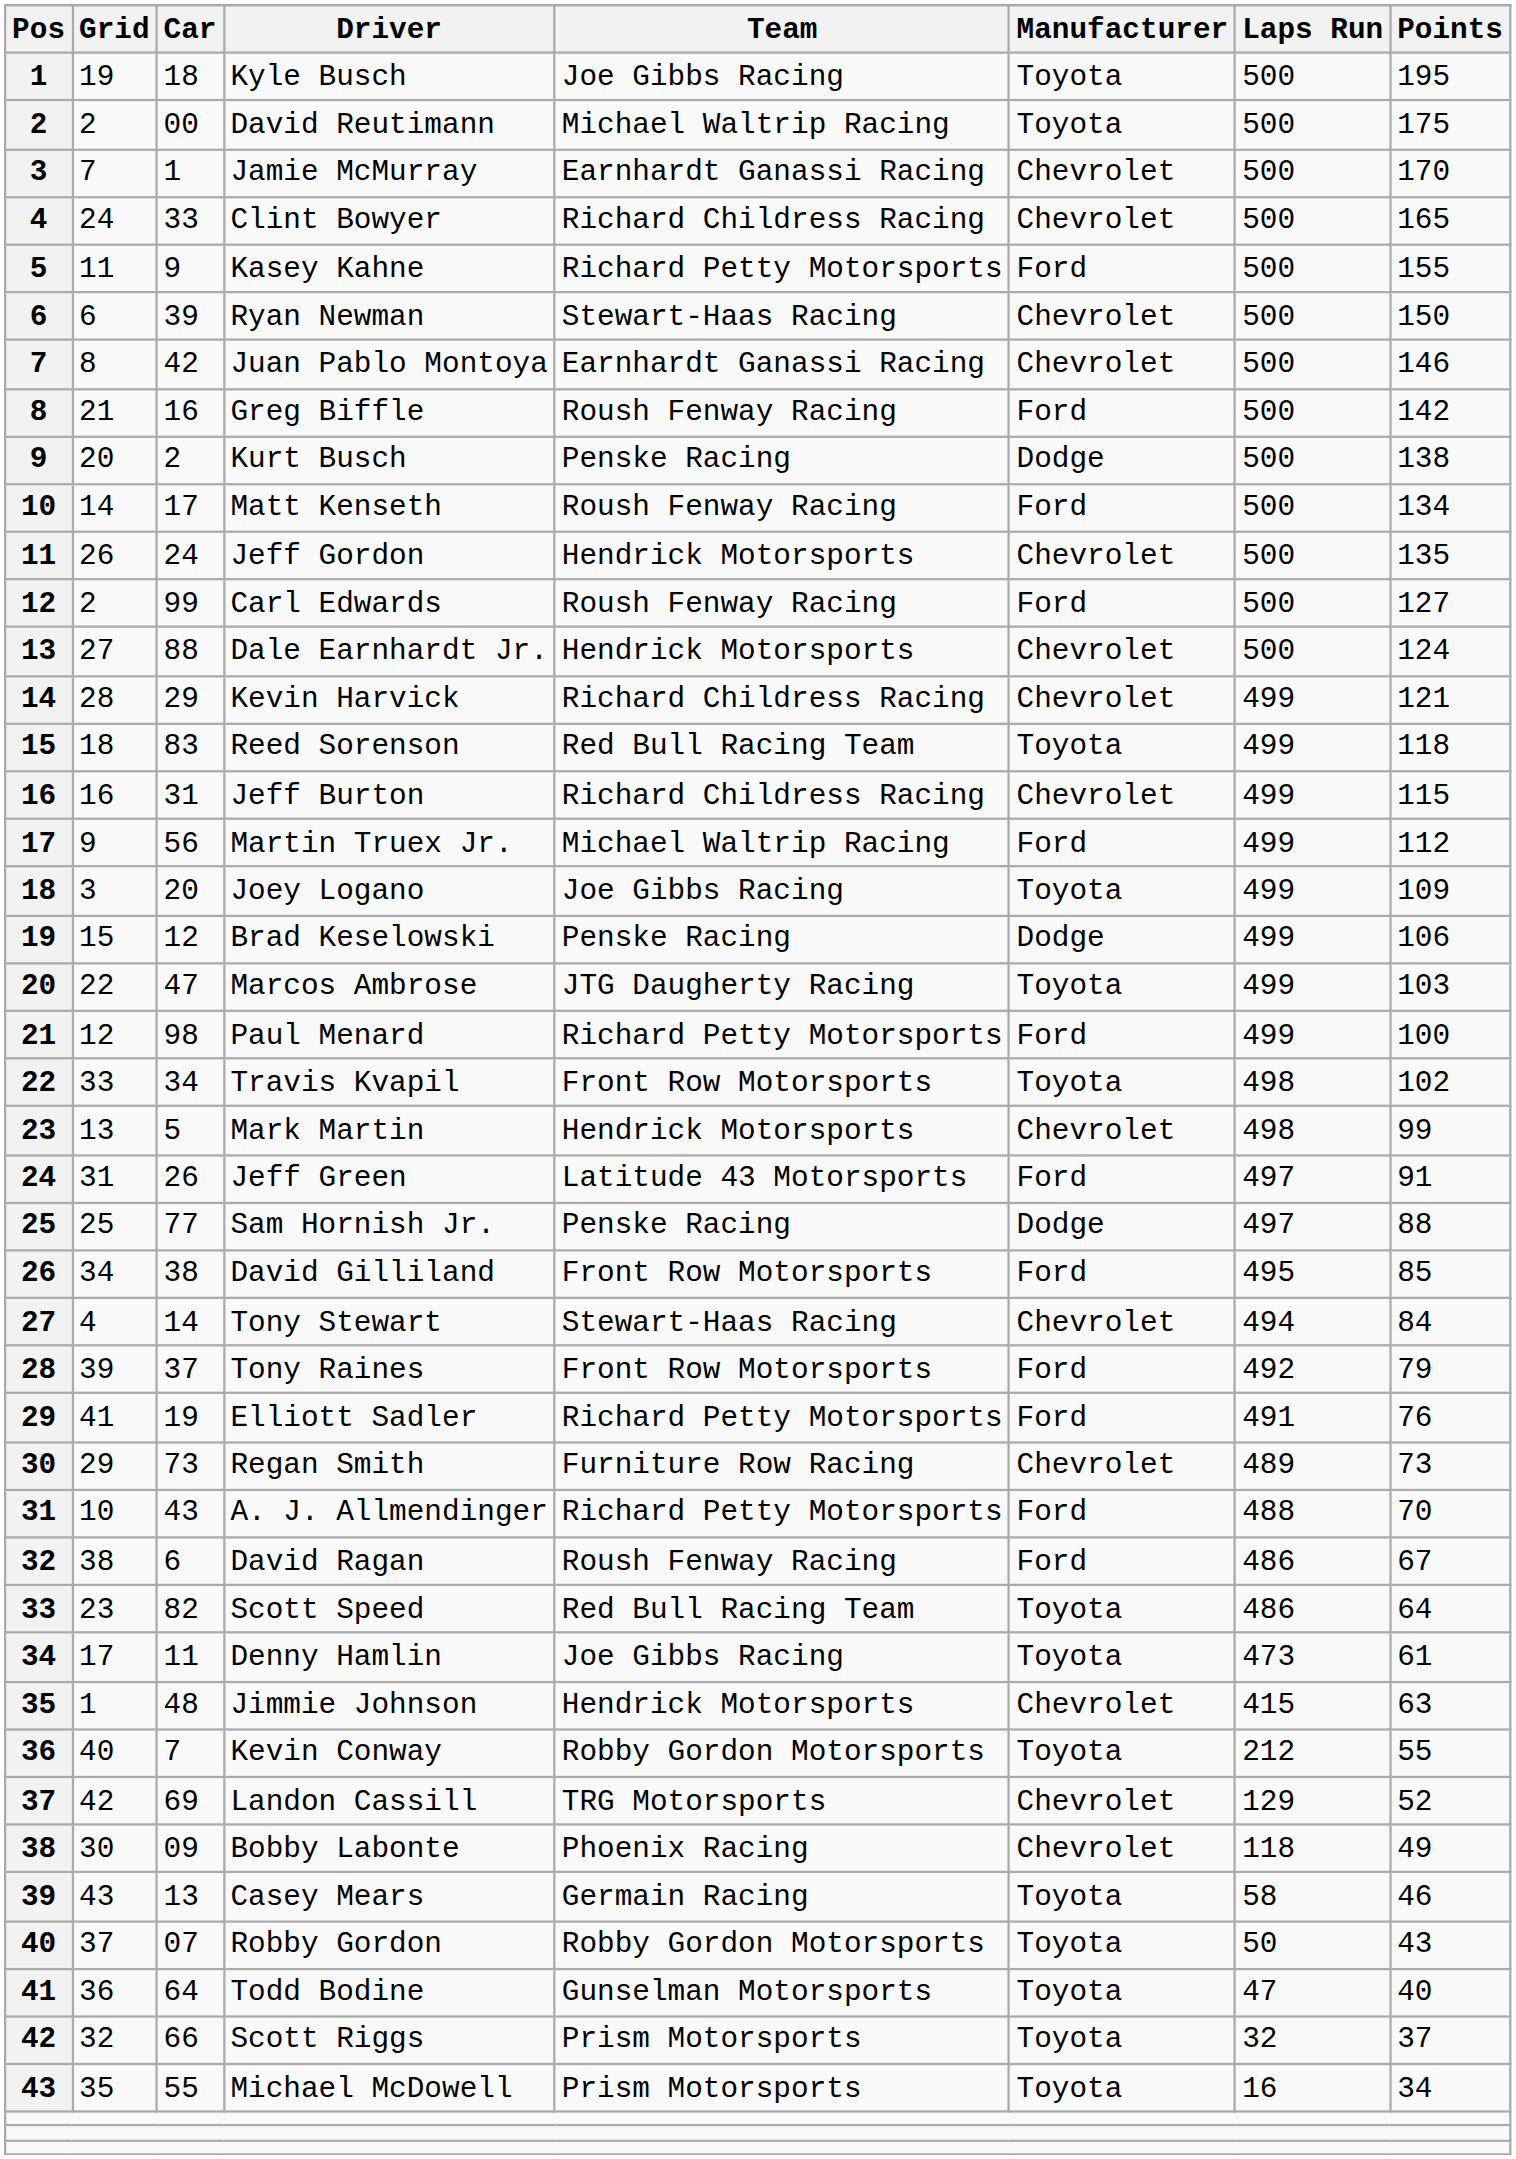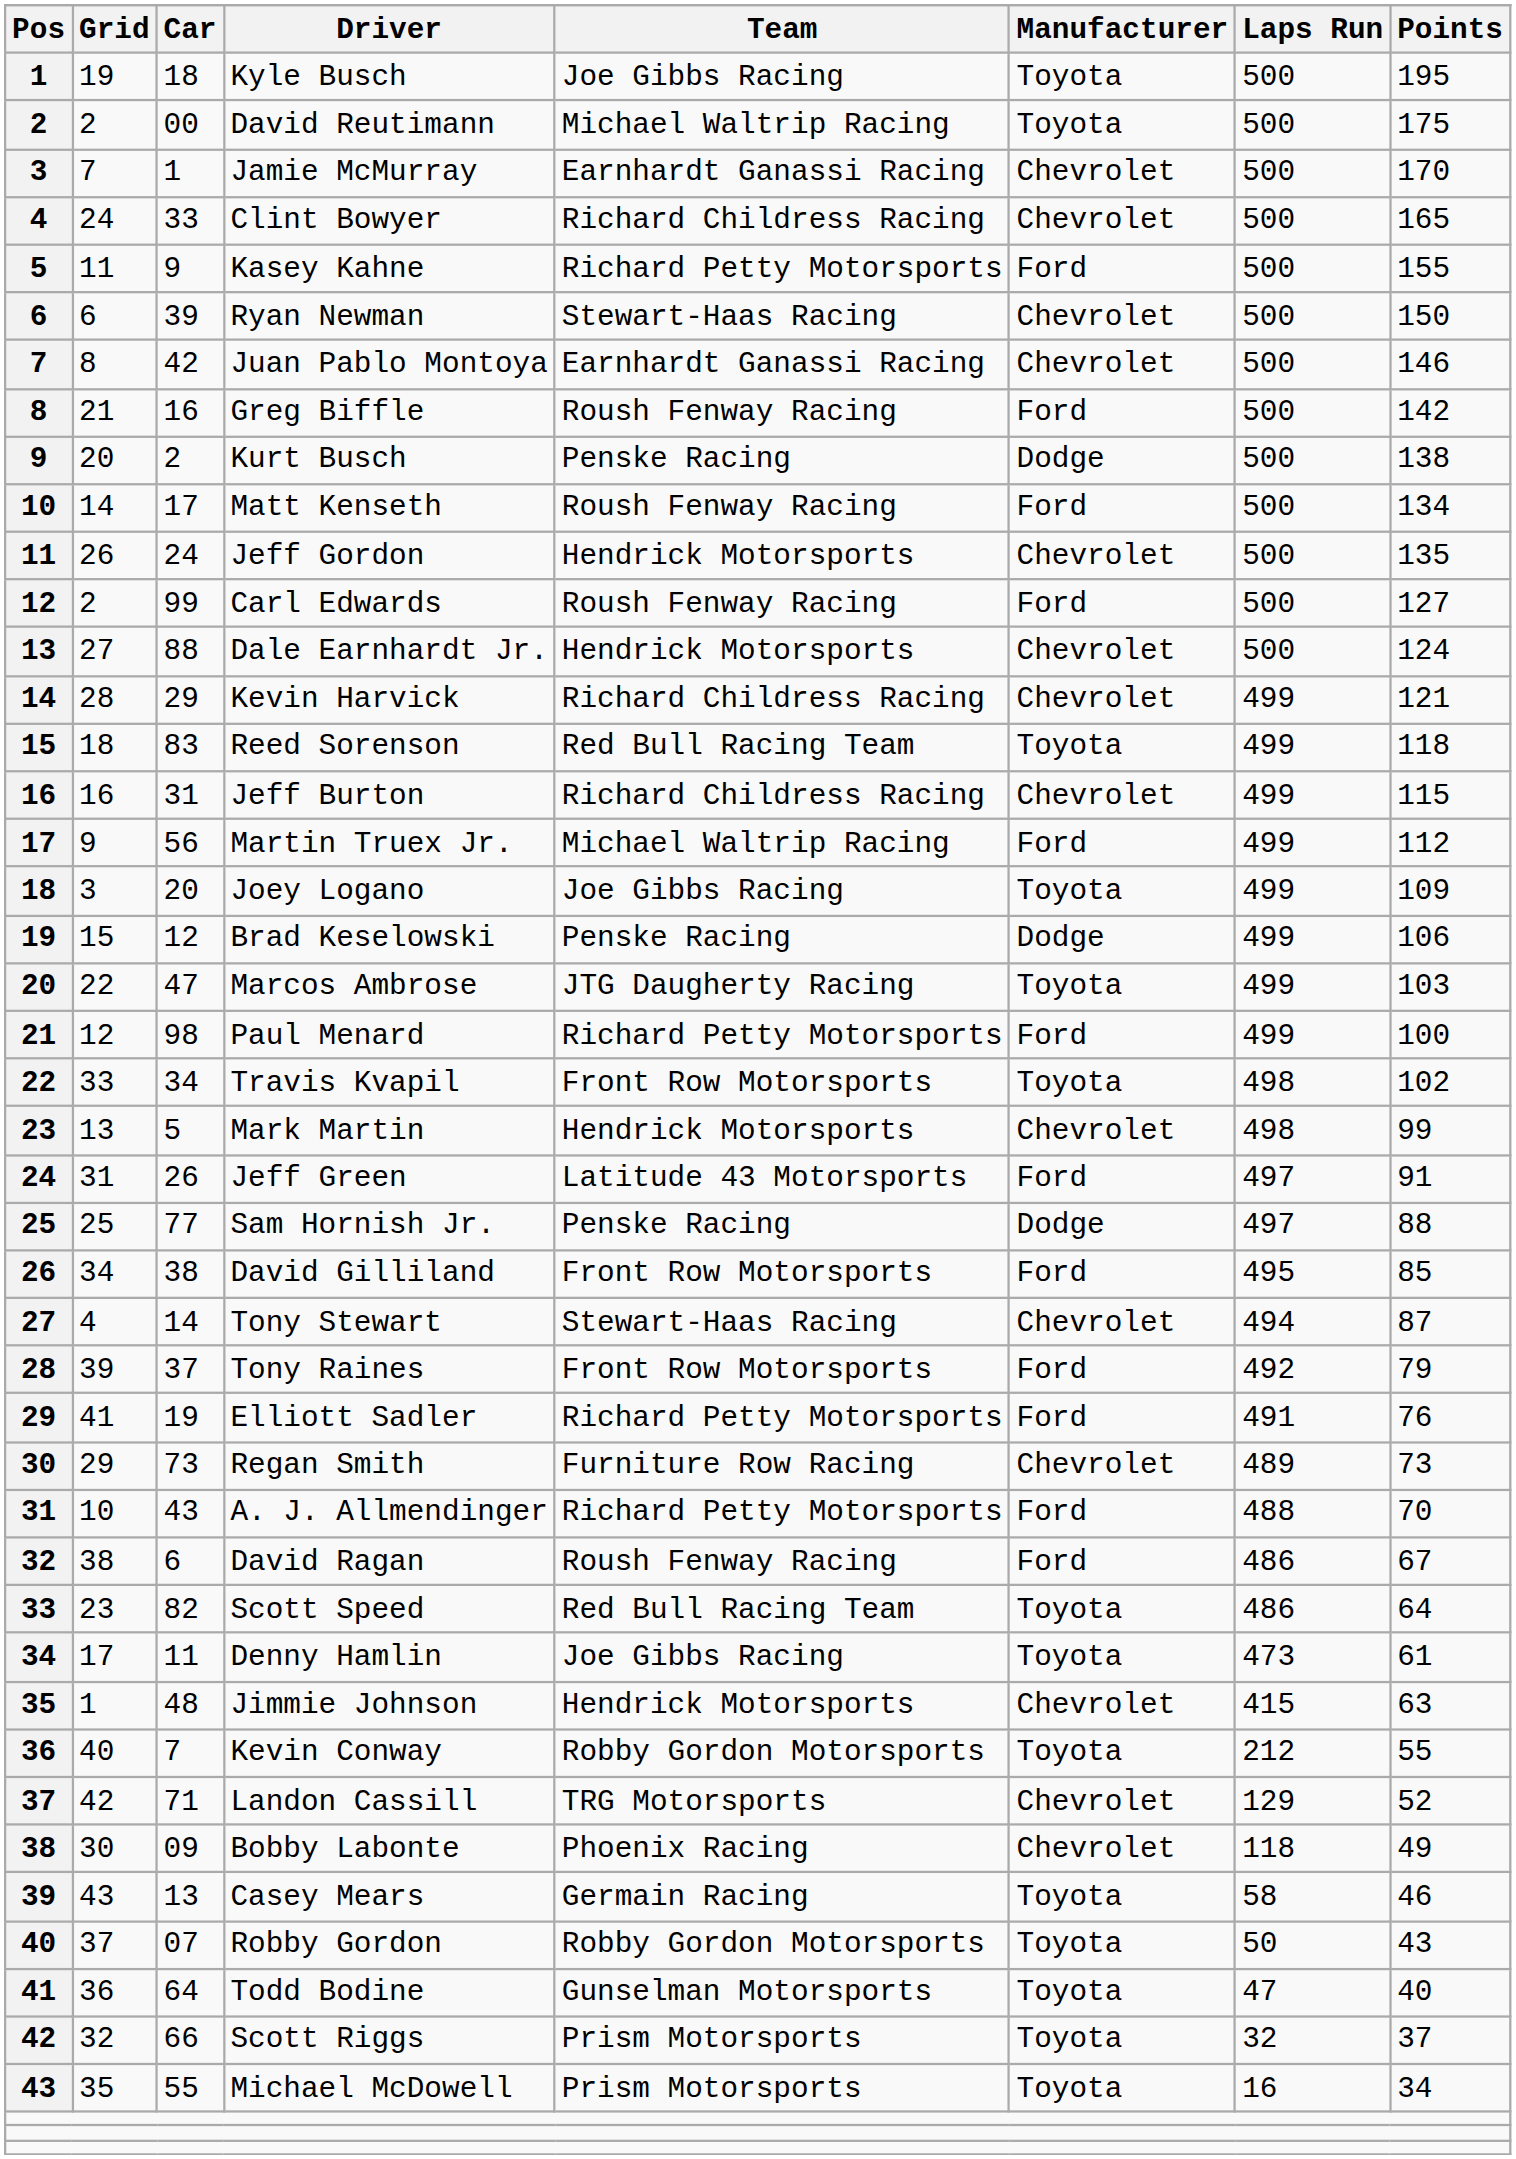(1415, 1322) 84 -> (1415, 1322) 87
(181, 1801) 69 -> (181, 1801) 71
